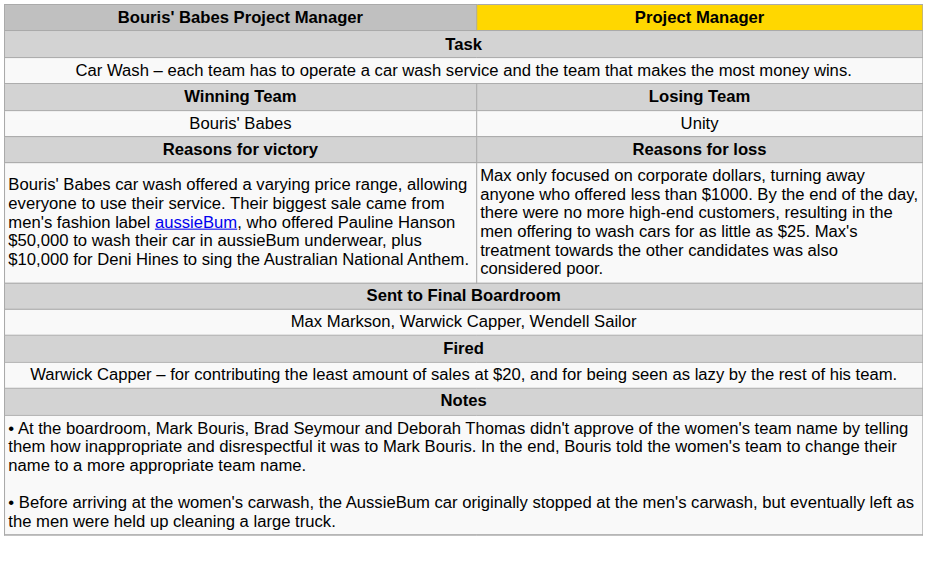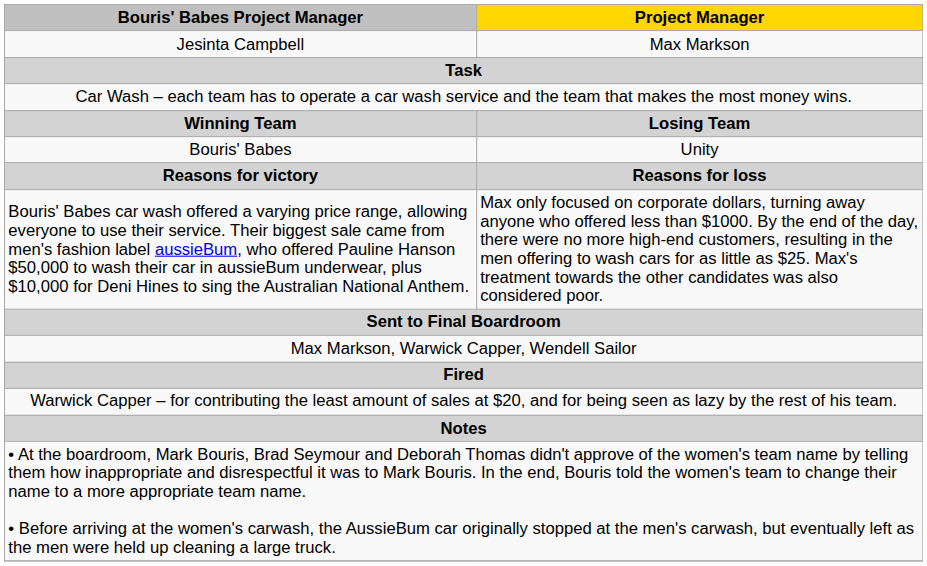+ row: (240, 44)
